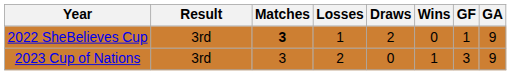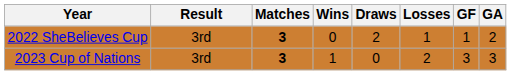columns swapped: (434, 15) <-> (340, 15)
(493, 37) 9 -> (493, 37) 2
(282, 59) normal -> (282, 59) bold
(493, 59) 9 -> (493, 59) 3
